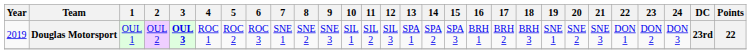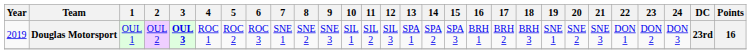(731, 34) 22 -> (731, 34) 16
